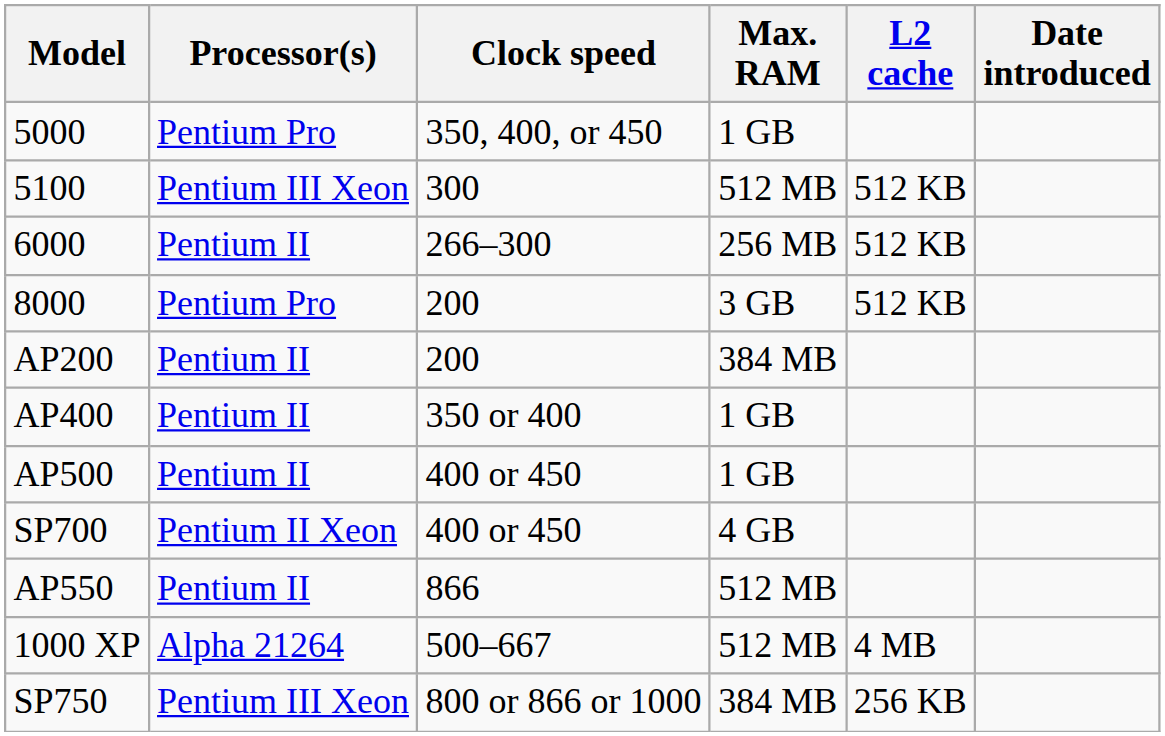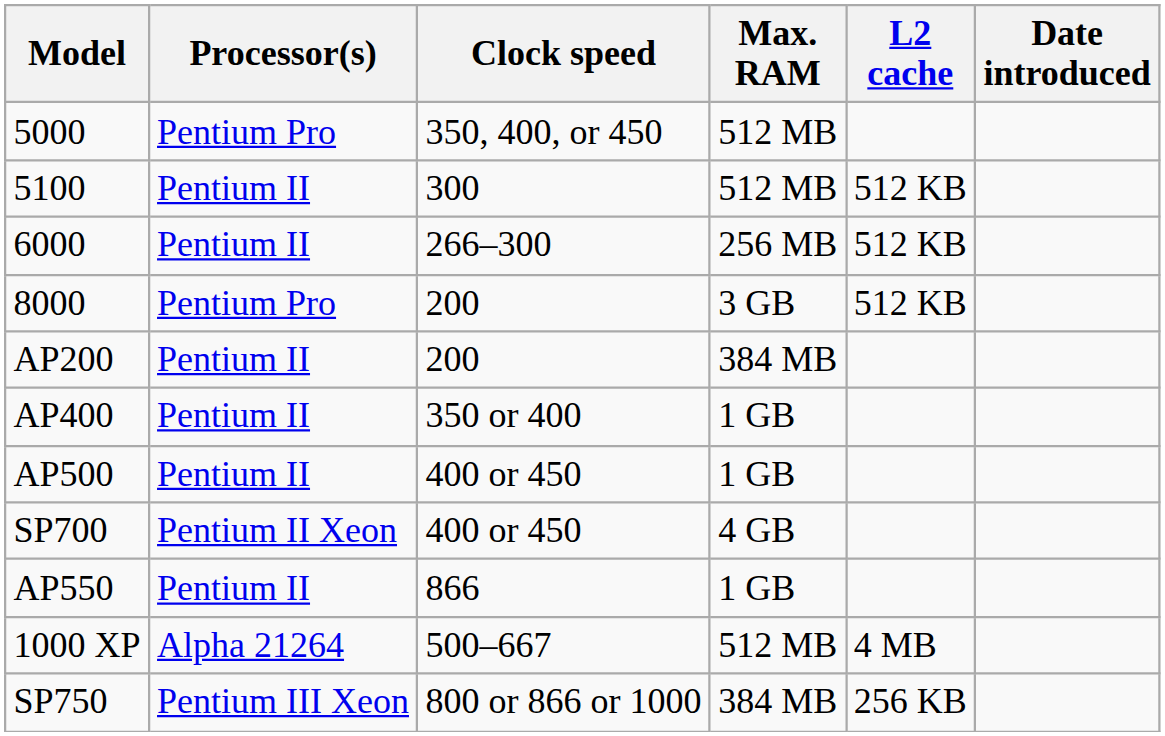(757, 130) 1 GB -> (778, 130) 512 MB
(283, 187) Pentium III Xeon -> (234, 187) Pentium II
(778, 587) 512 MB -> (757, 587) 1 GB
